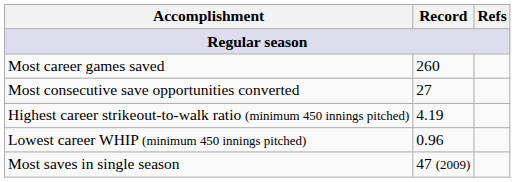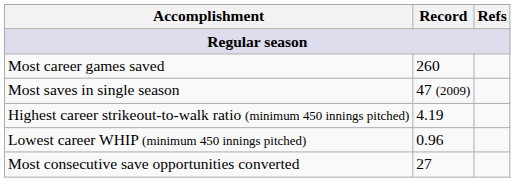rows swapped: (94, 164) <-> (154, 90)
